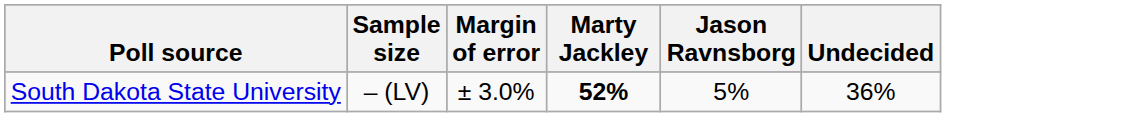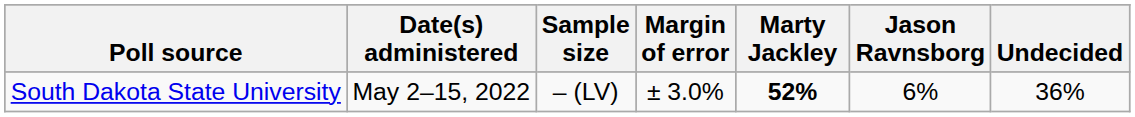+ column: (441, 39)
(731, 91) 5% -> (920, 91) 6%
